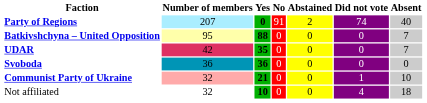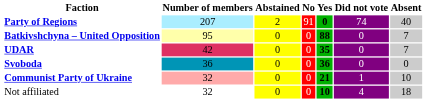columns swapped: (263, 7) <-> (310, 7)
